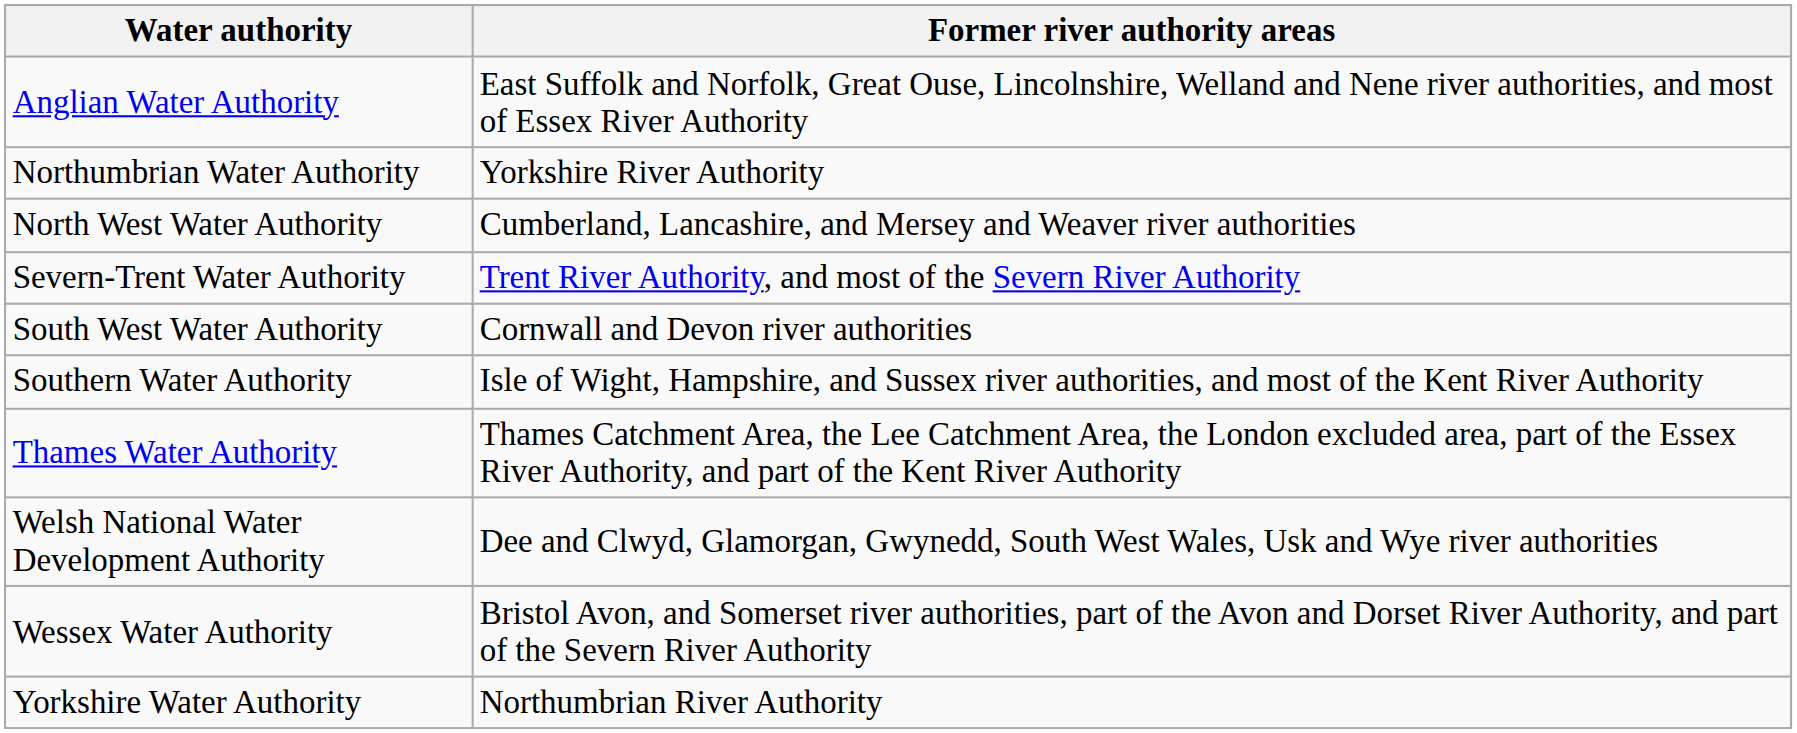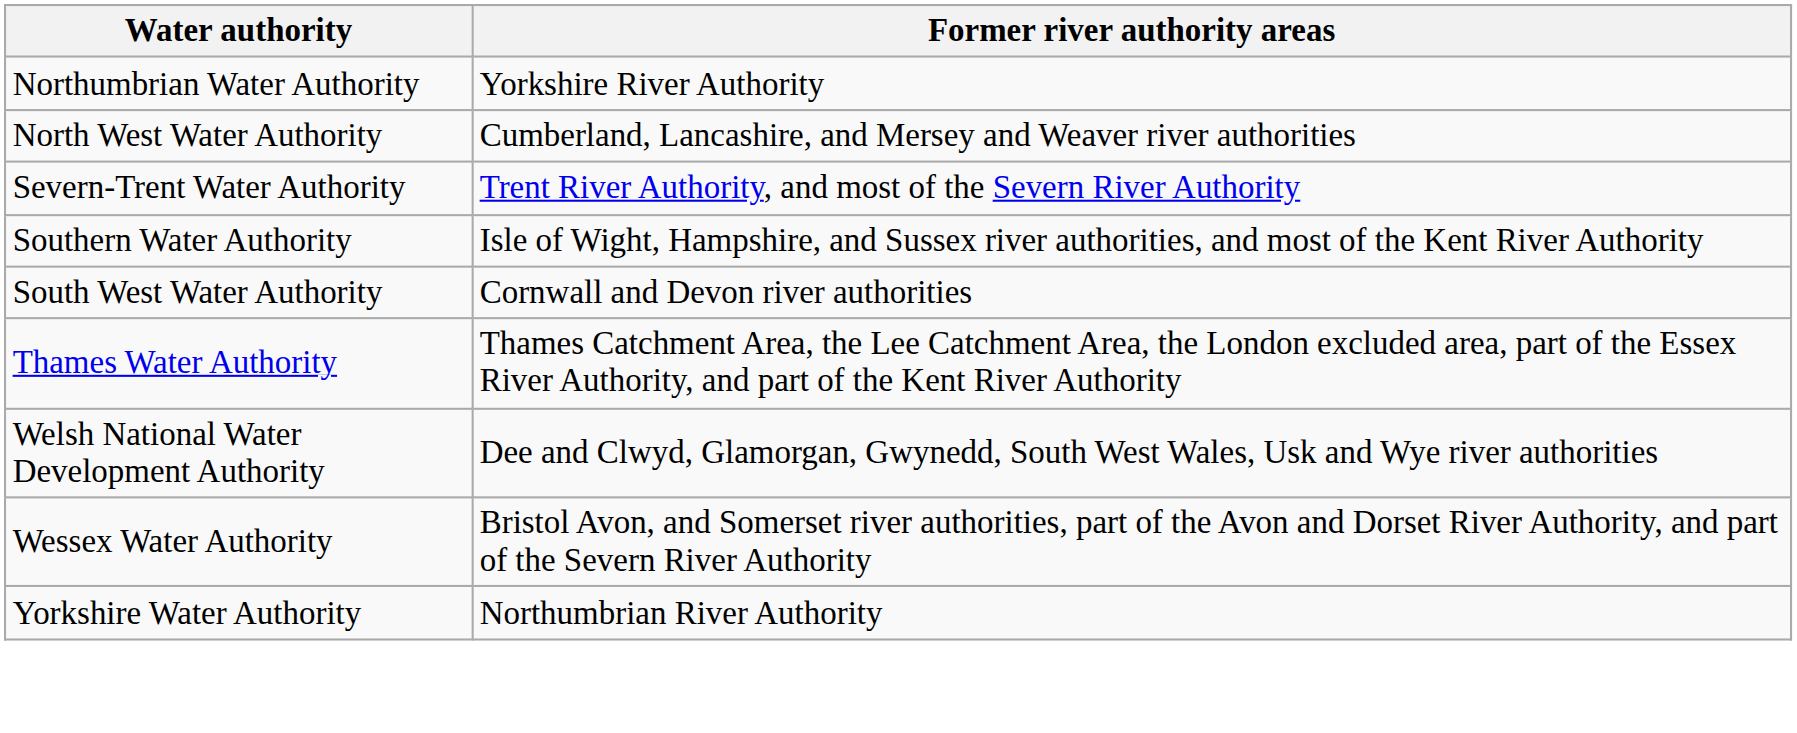- row: (176, 101)
rows swapped: (182, 381) <-> (198, 329)
